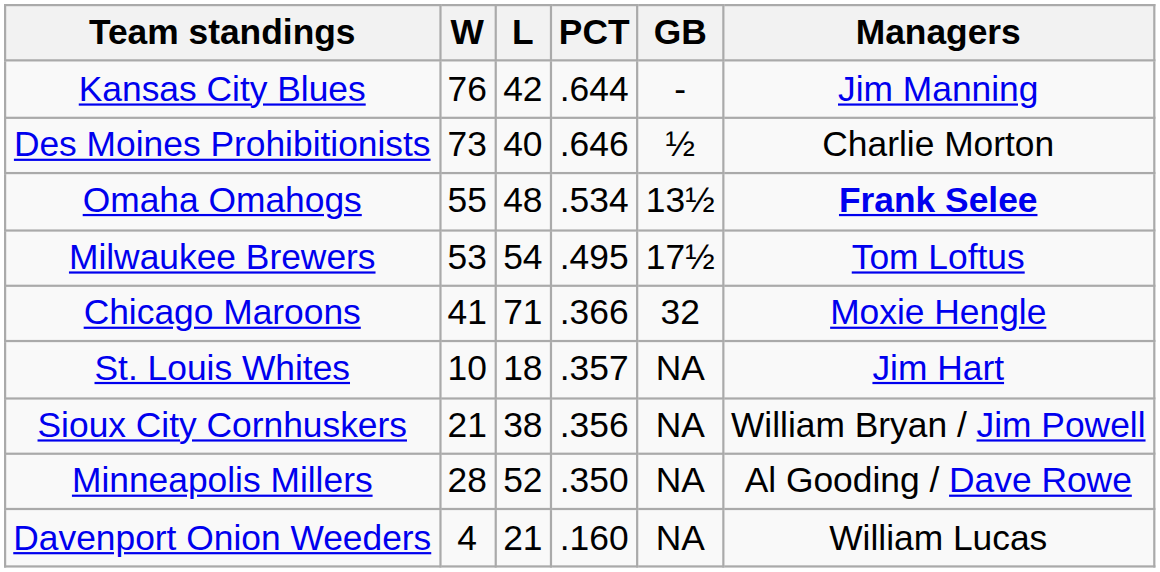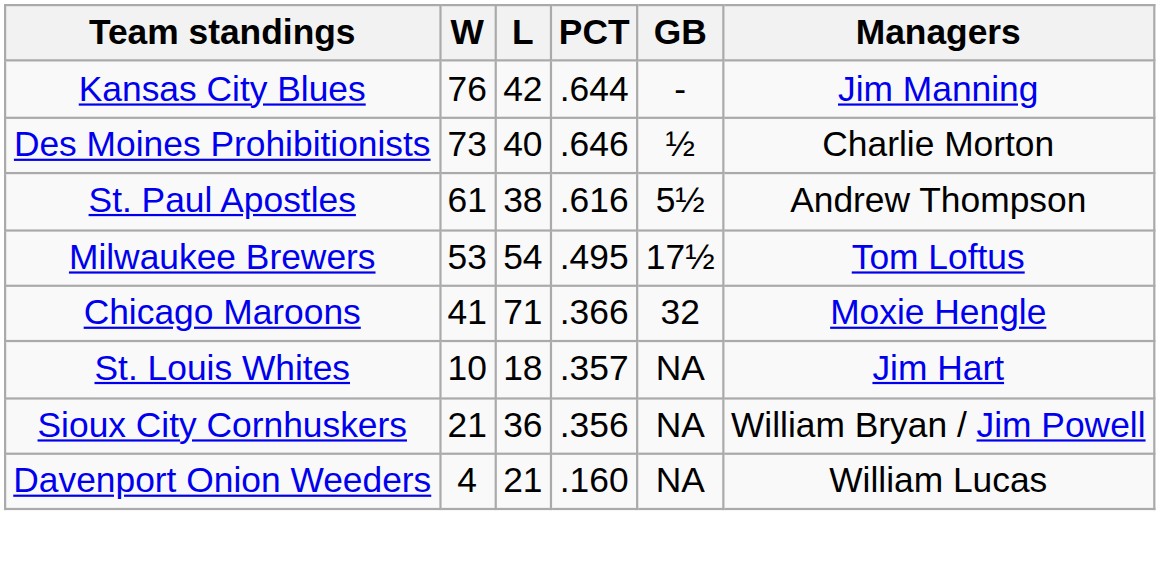+ row: (222, 200)
- row: (222, 200)
(523, 425) 38 -> (523, 425) 36
- row: (222, 481)
